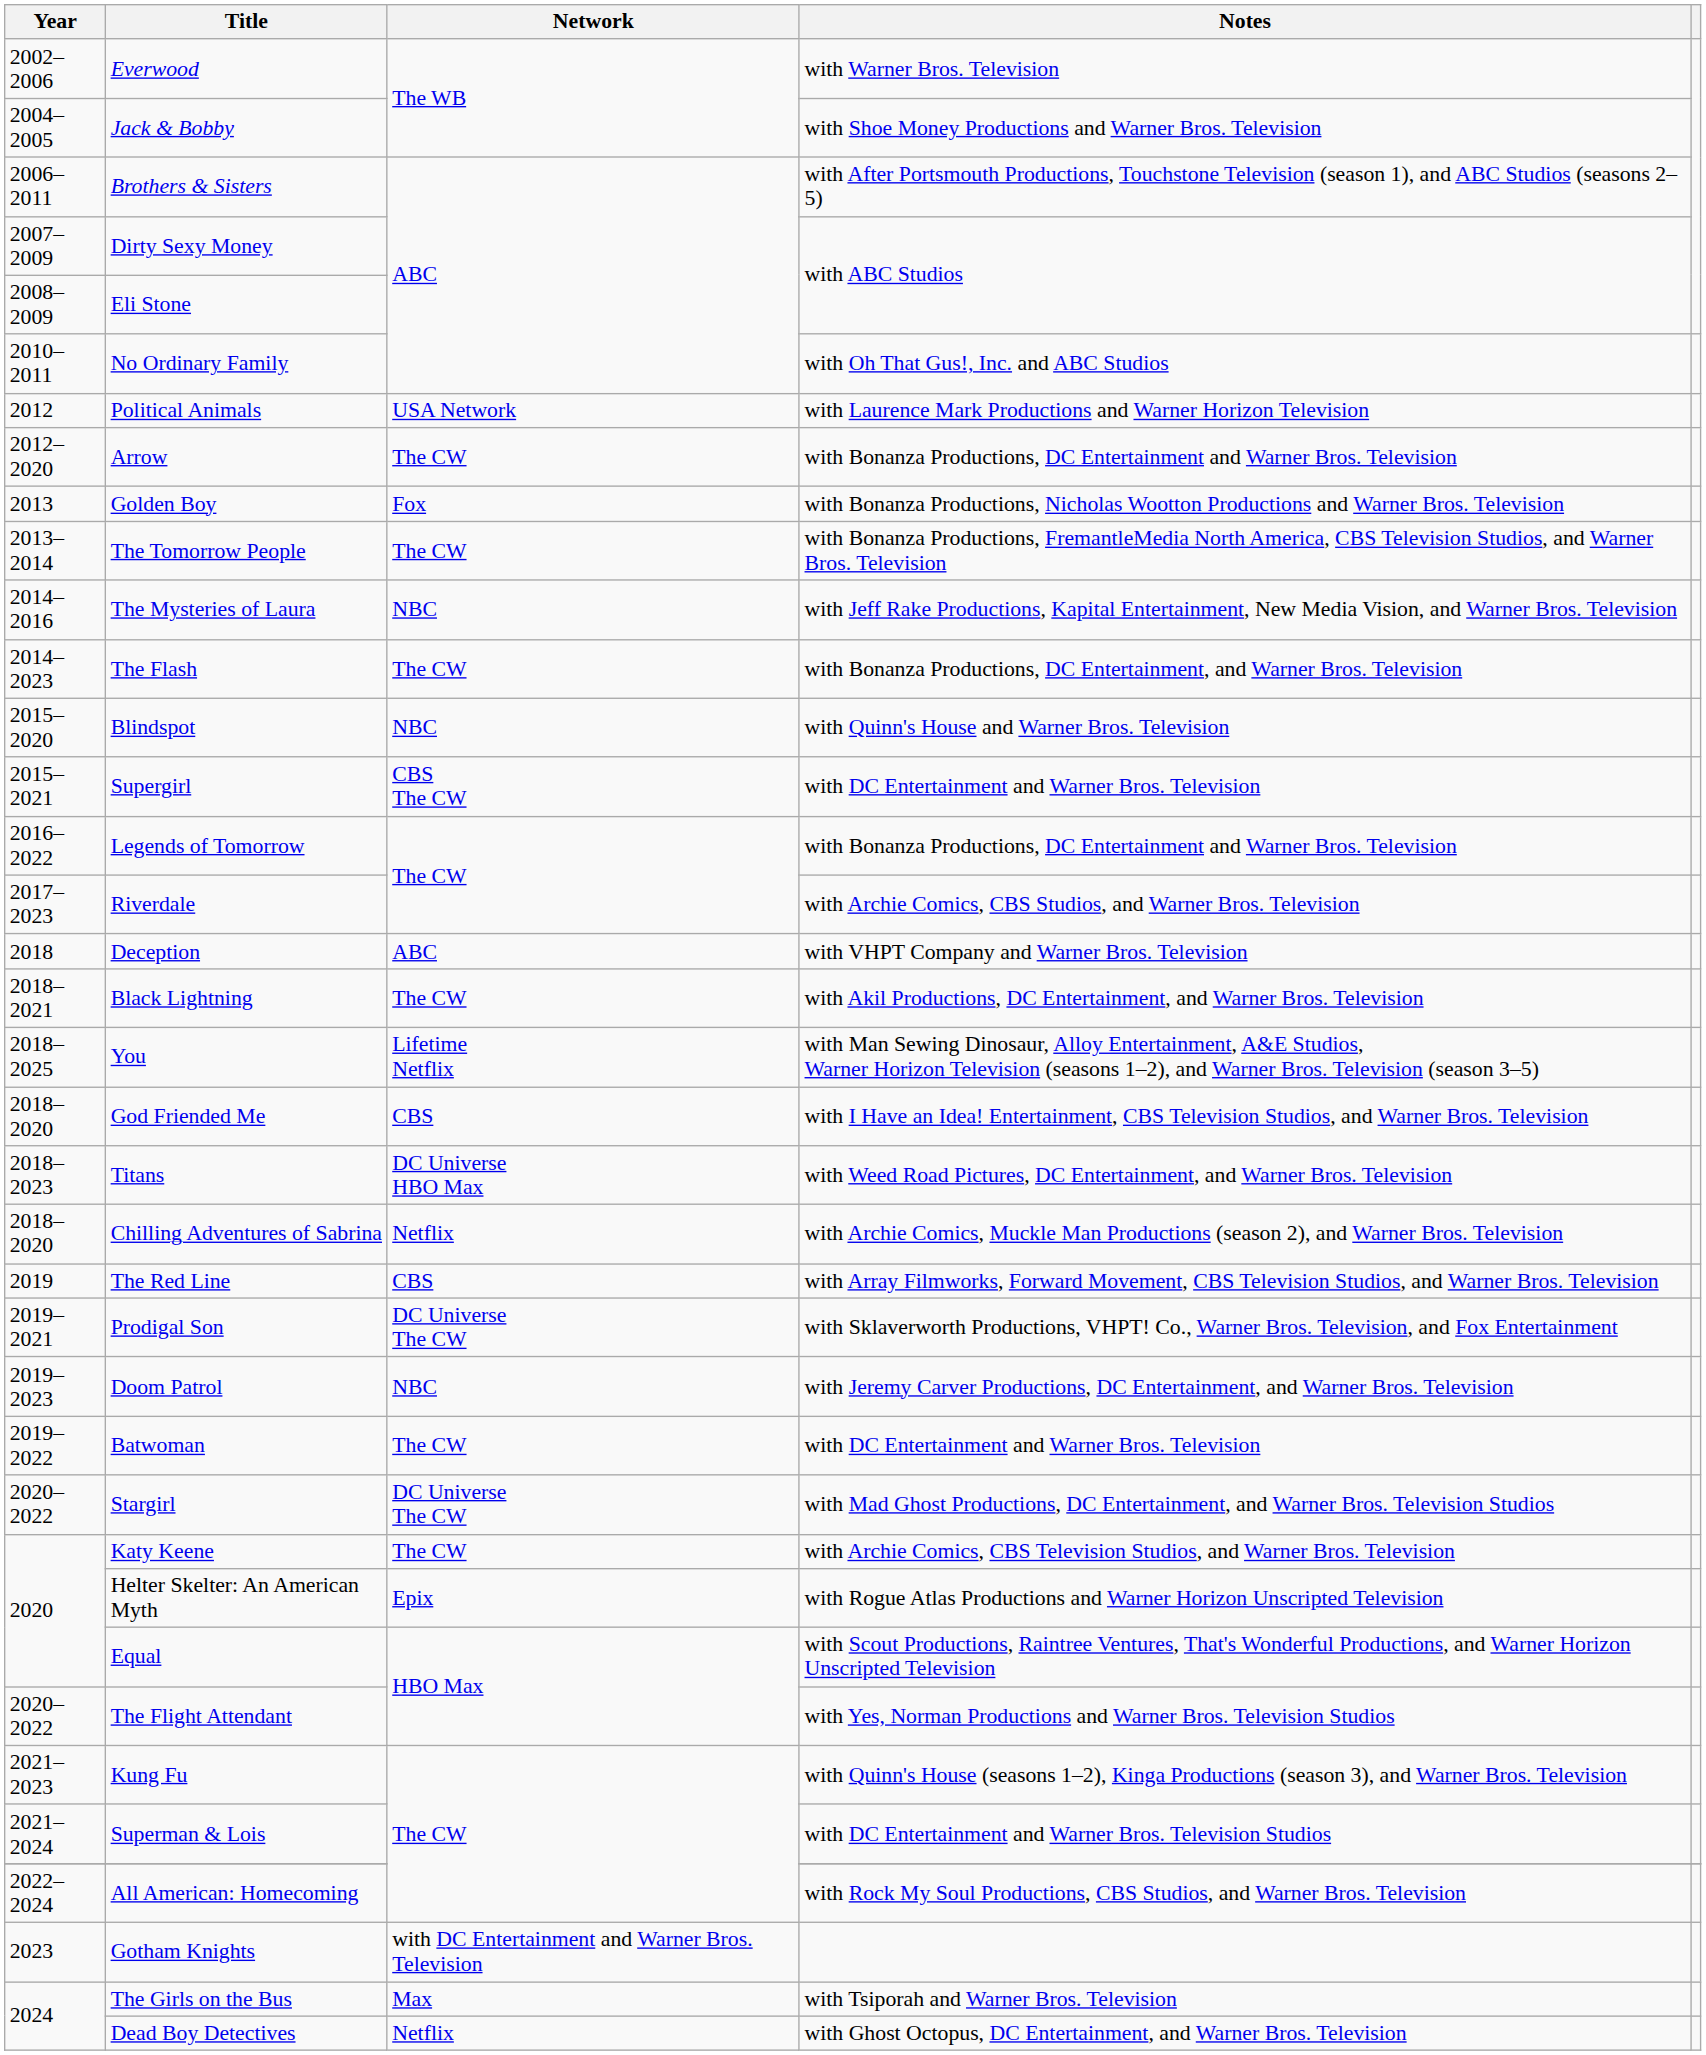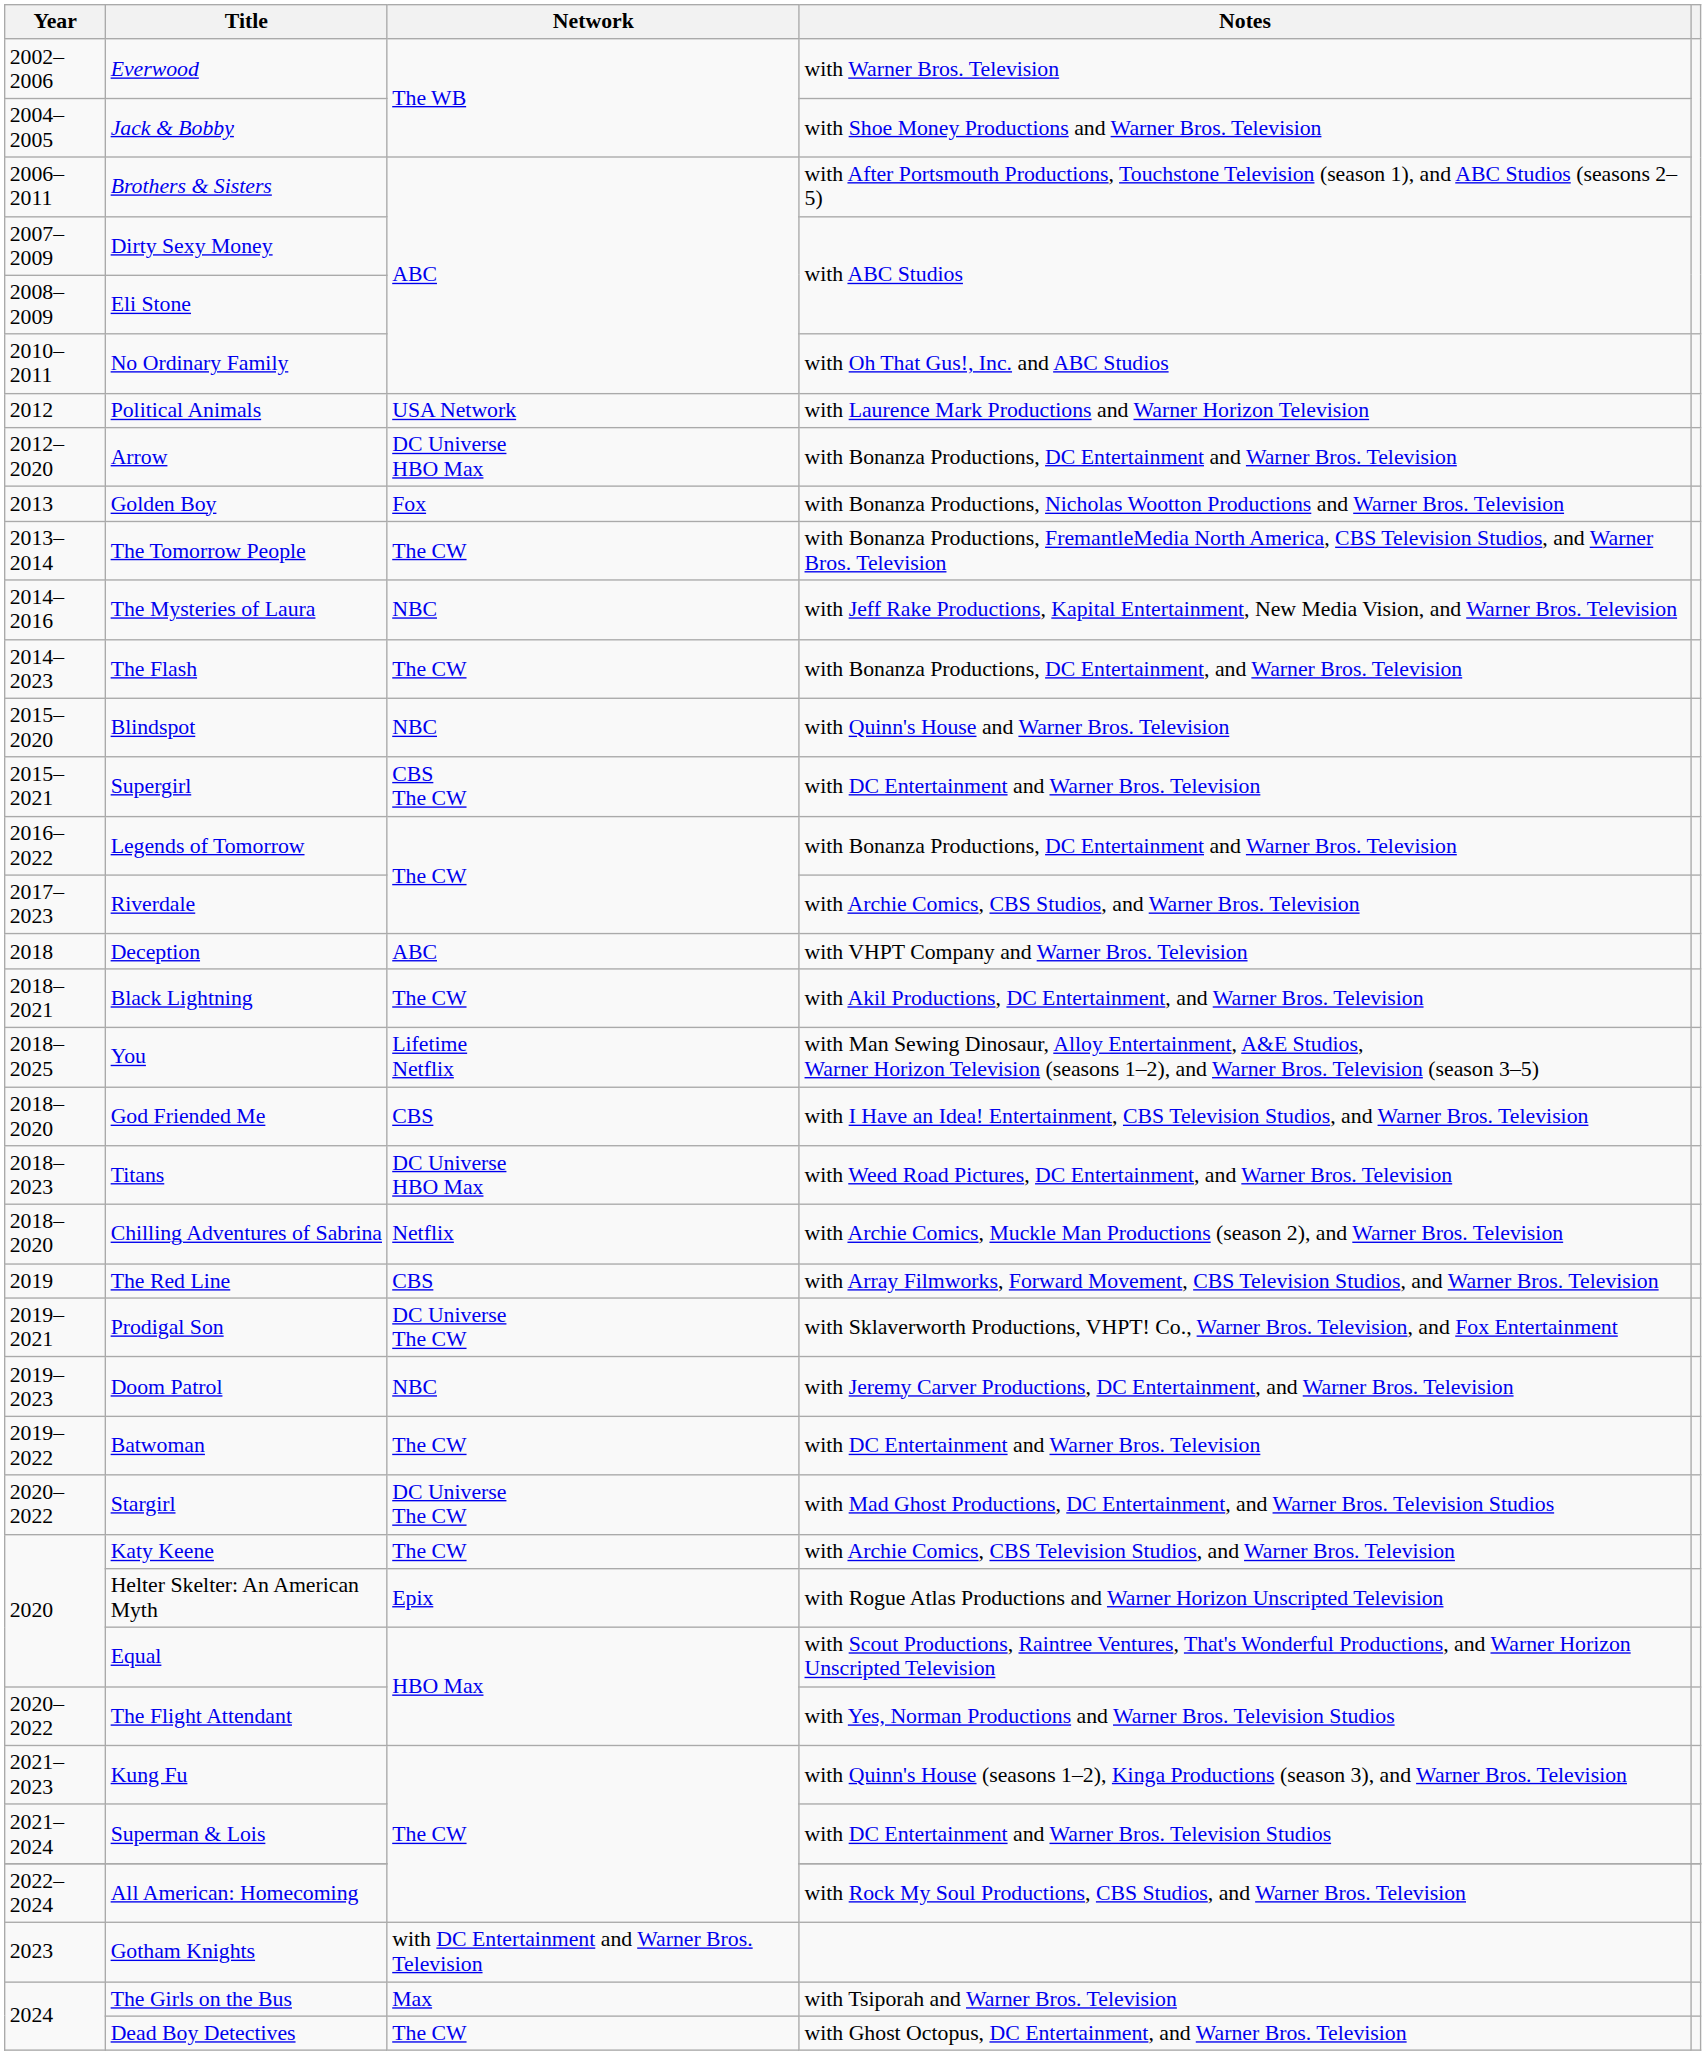(429, 456) The CW -> (449, 456) DC Universe HBO Max
(423, 2033) Netflix -> (429, 2033) The CW
